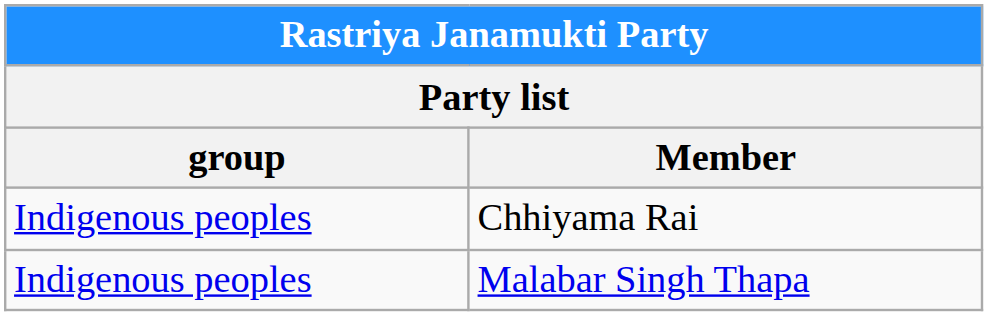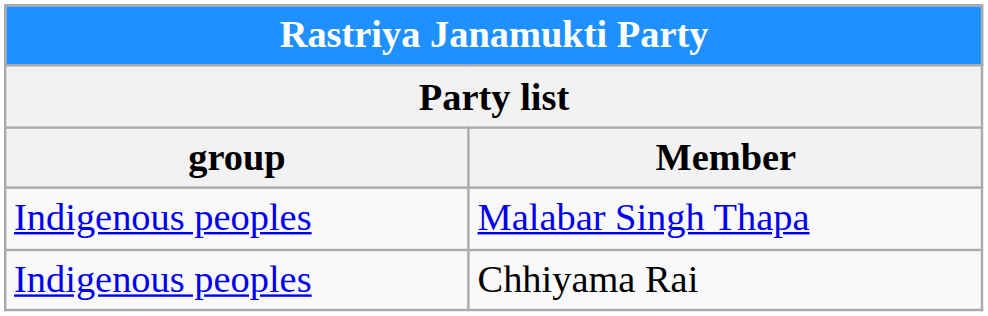rows swapped: (588, 217) <-> (644, 278)
